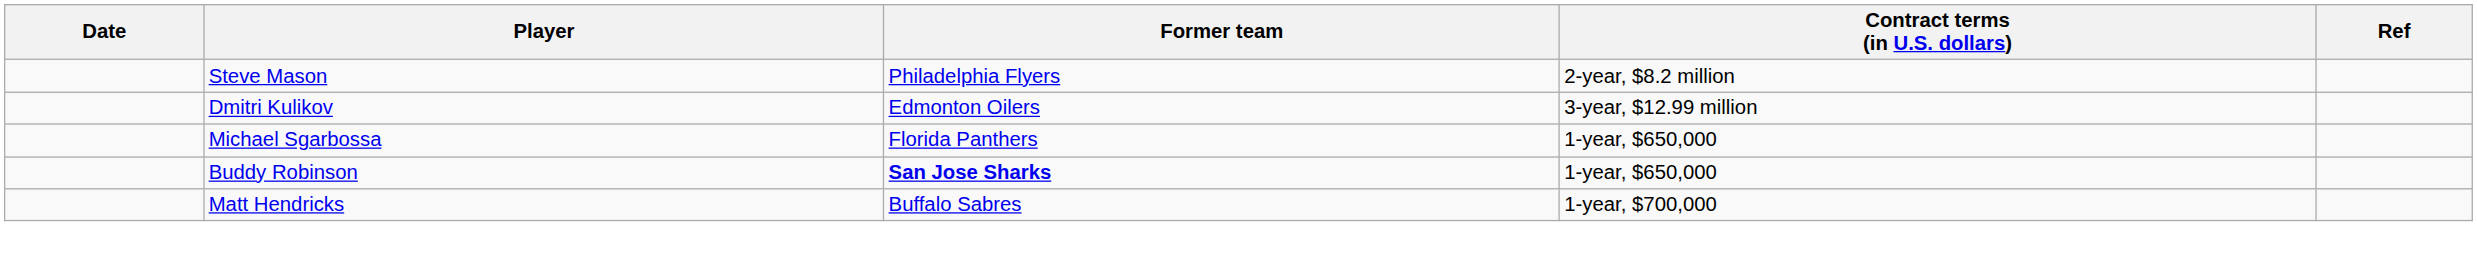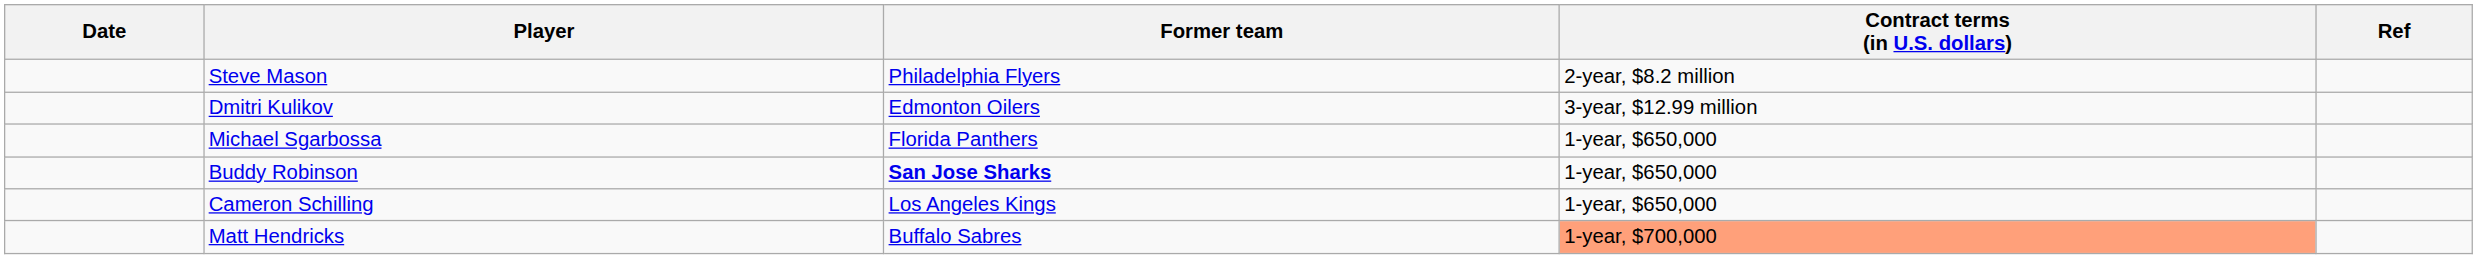+ row: (291, 204)
(1641, 204) no background -> (1641, 236) lightsalmon background
